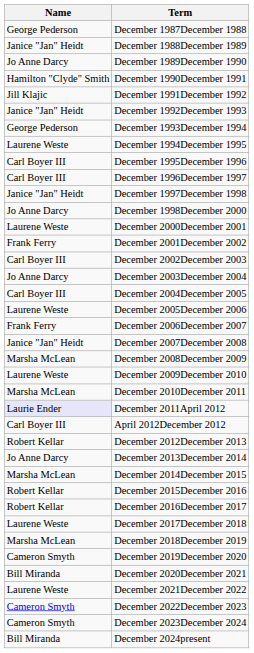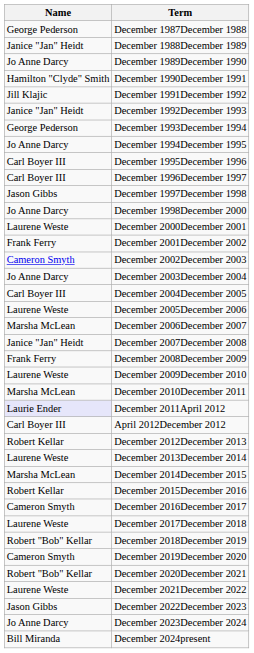(38, 144) Laurene Weste -> (38, 144) Jo Anne Darcy
(45, 194) Janice "Jan" Heidt -> (32, 194) Jason Gibbs
(36, 260) Carl Boyer III -> (41, 260) Cameron Smyth
(31, 326) Frank Ferry -> (41, 326) Marsha McLean
(41, 359) Marsha McLean -> (31, 359) Frank Ferry
(38, 458) Jo Anne Darcy -> (38, 458) Laurene Weste
(35, 507) Robert Kellar -> (41, 507) Cameron Smyth
(41, 540) Marsha McLean -> (49, 540) Robert "Bob" Kellar
(33, 573) Bill Miranda -> (49, 573) Robert "Bob" Kellar
(41, 606) Cameron Smyth -> (32, 606) Jason Gibbs
(41, 623) Cameron Smyth -> (38, 623) Jo Anne Darcy
